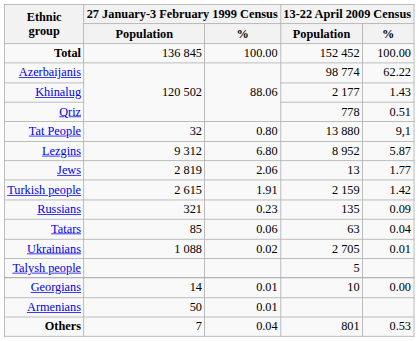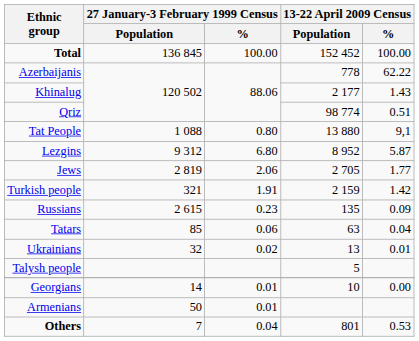(343, 72) 98 774 -> (350, 72) 778
(350, 111) 778 -> (343, 111) 98 774
(196, 131) 32 -> (188, 131) 1 088
(354, 170) 13 -> (346, 170) 2 705
(188, 190) 2 615 -> (193, 190) 321
(193, 209) 321 -> (188, 209) 2 615
(188, 248) 1 088 -> (196, 248) 32
(346, 248) 2 705 -> (354, 248) 13
